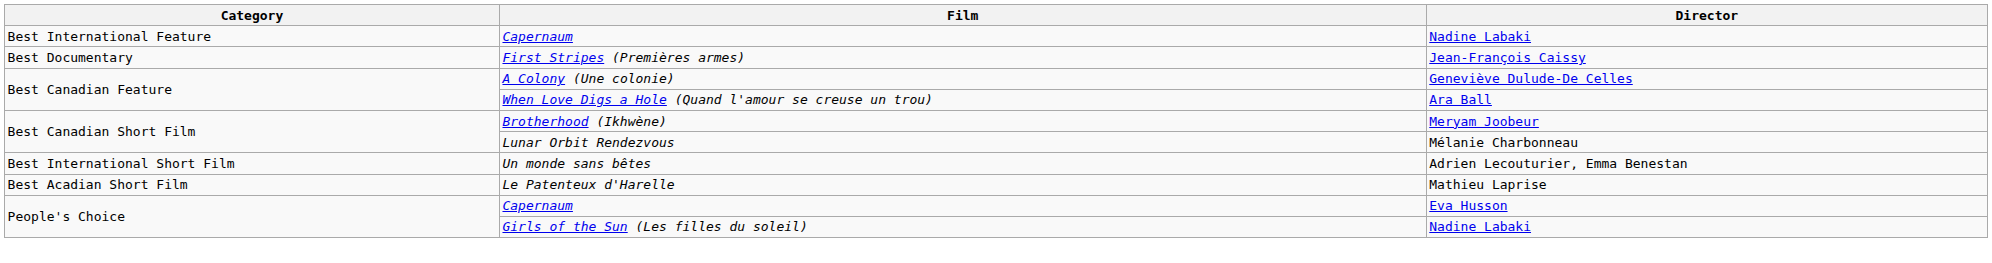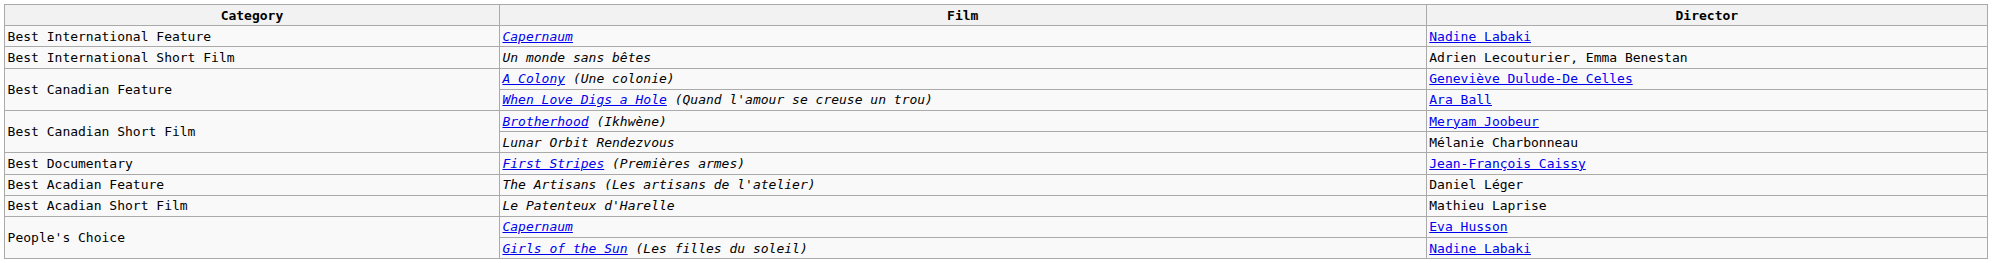rows swapped: (121, 163) <-> (70, 57)
+ row: (86, 185)
